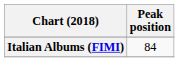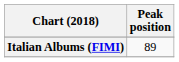(150, 47) 84 -> (150, 47) 89
